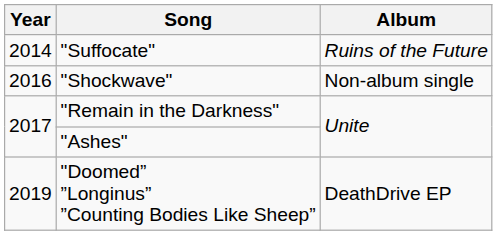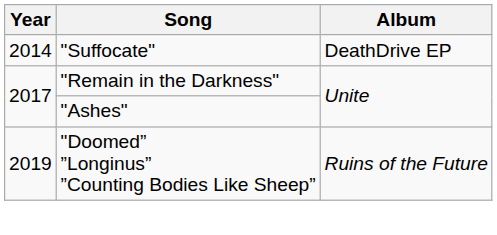(406, 50) Ruins of the Future -> (388, 50) DeathDrive EP
- row: (117, 80)
(388, 193) DeathDrive EP -> (406, 163) Ruins of the Future
